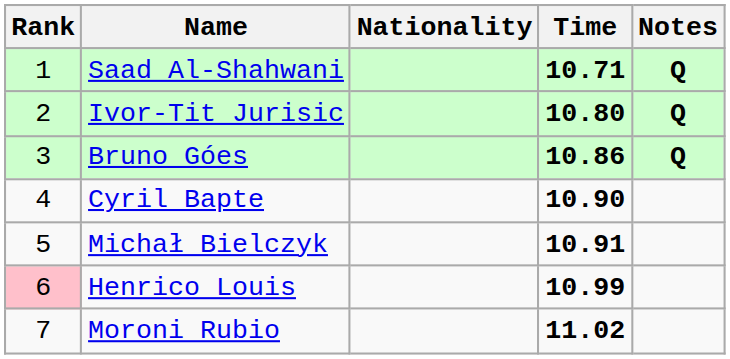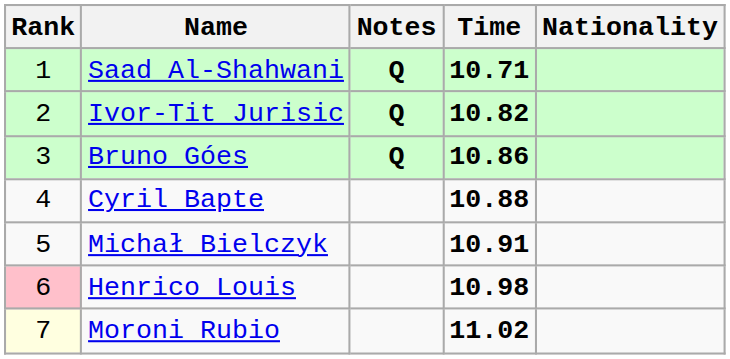columns swapped: (445, 27) <-> (678, 27)
(585, 114) 10.80 -> (489, 114) 10.82
(585, 200) 10.90 -> (489, 200) 10.88
(585, 287) 10.99 -> (489, 287) 10.98
(43, 331) no background -> (43, 331) lightyellow background
